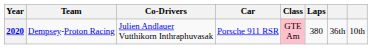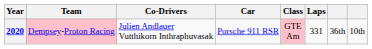(71, 31) no background -> (71, 31) pink background
(316, 31) 380 -> (316, 31) 331
